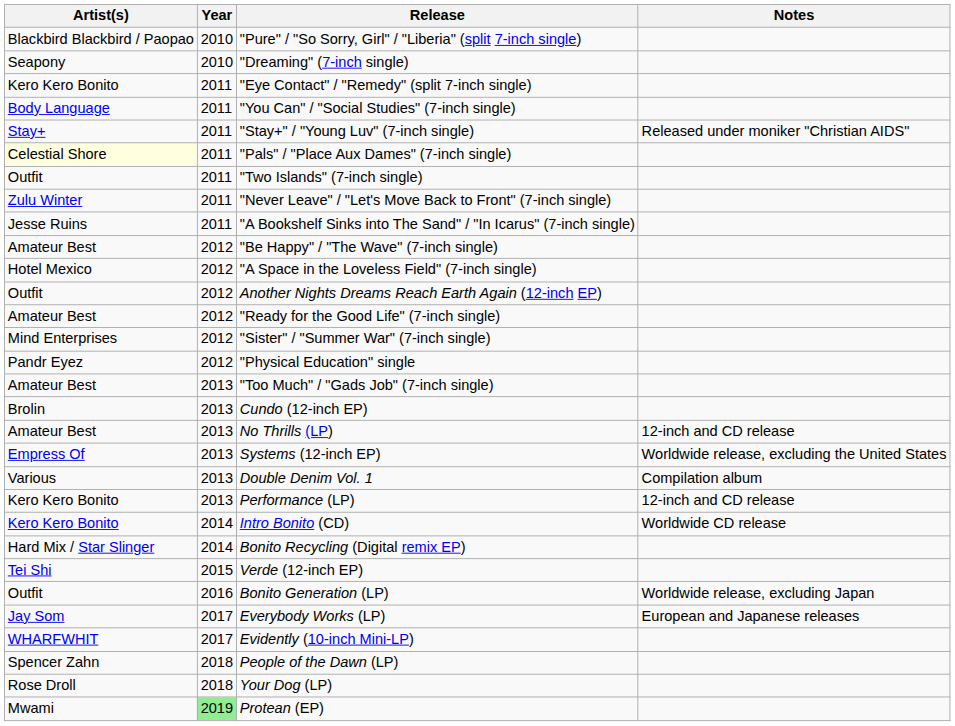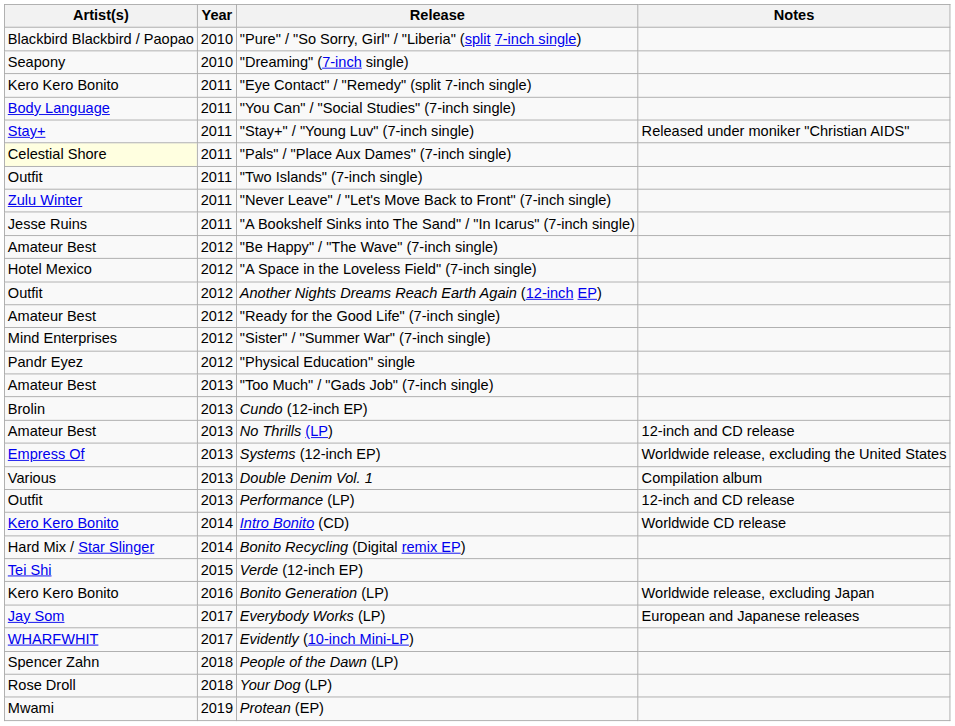(63, 500) Kero Kero Bonito -> (25, 500) Outfit
(25, 593) Outfit -> (63, 593) Kero Kero Bonito
(217, 708) lightgreen background -> (217, 708) no background
